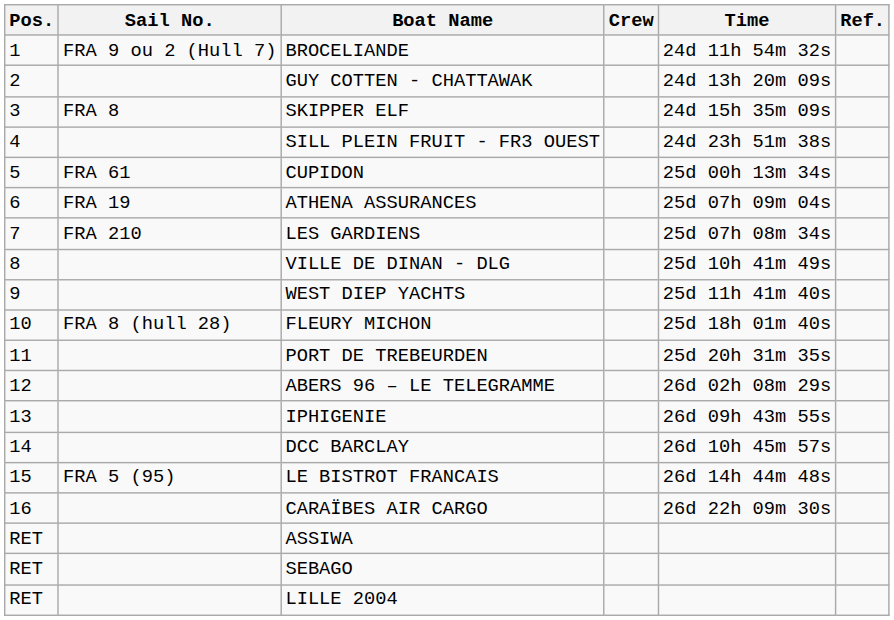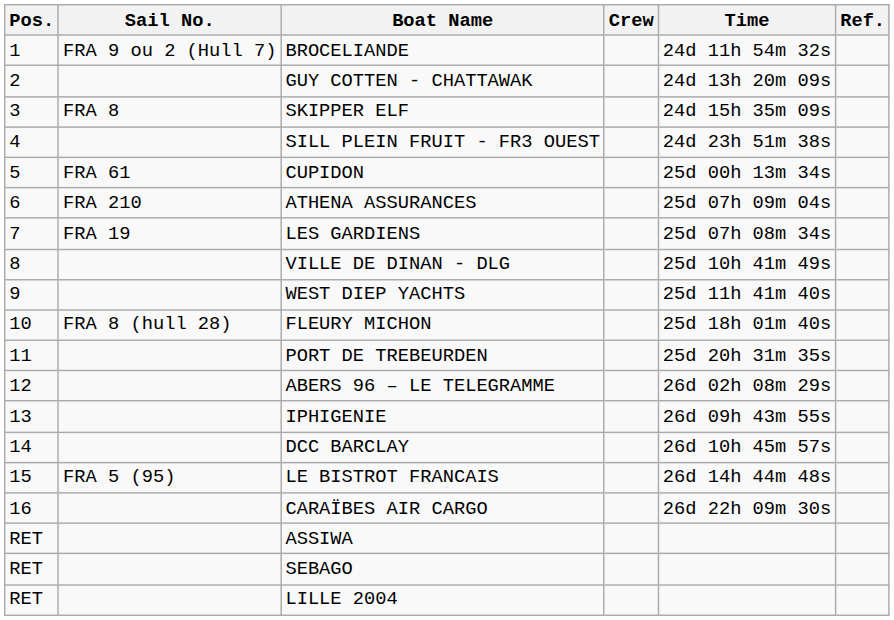(97, 203) FRA 19 -> (102, 203) FRA 210
(102, 234) FRA 210 -> (97, 234) FRA 19
